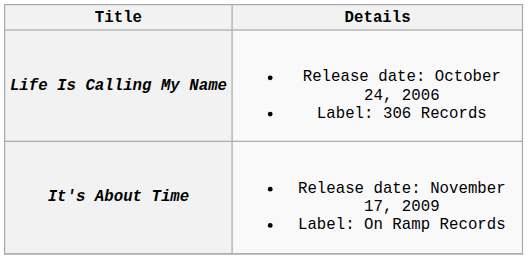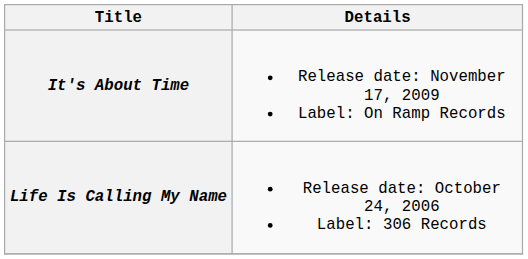rows swapped: (118, 86) <-> (118, 198)
